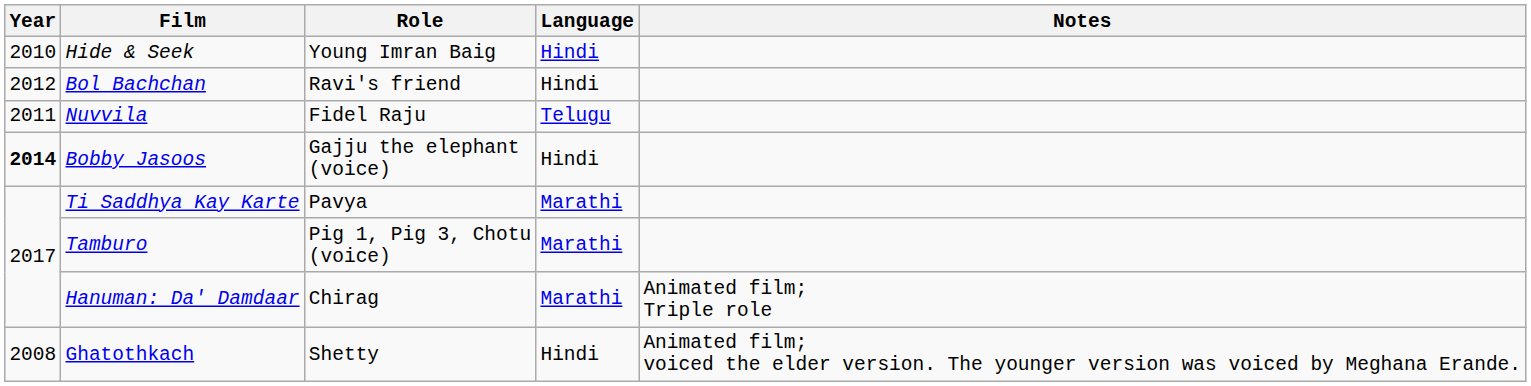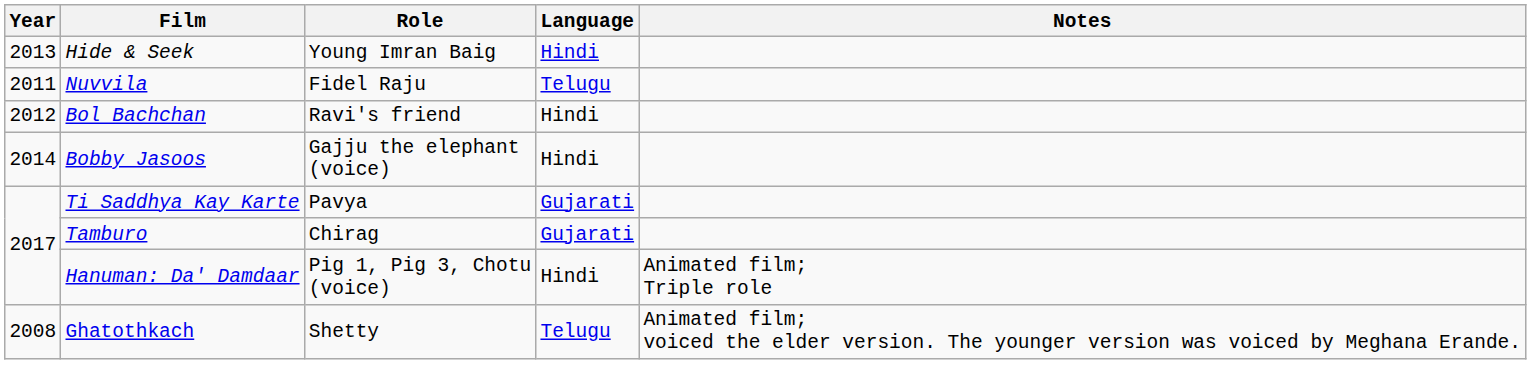(33, 52) 2010 -> (33, 52) 2013
rows swapped: (106, 116) <-> (136, 84)
(33, 159) bold -> (33, 159) normal
(581, 202) Marathi -> (587, 202) Gujarati
(420, 245) Pig 1, Pig 3, Chotu (voice) -> (344, 234) Chirag
(581, 245) Marathi -> (587, 234) Gujarati
(344, 299) Chirag -> (420, 277) Pig 1, Pig 3, Chotu (voice)
(581, 299) Marathi -> (570, 277) Hindi
(570, 354) Hindi -> (576, 331) Telugu
